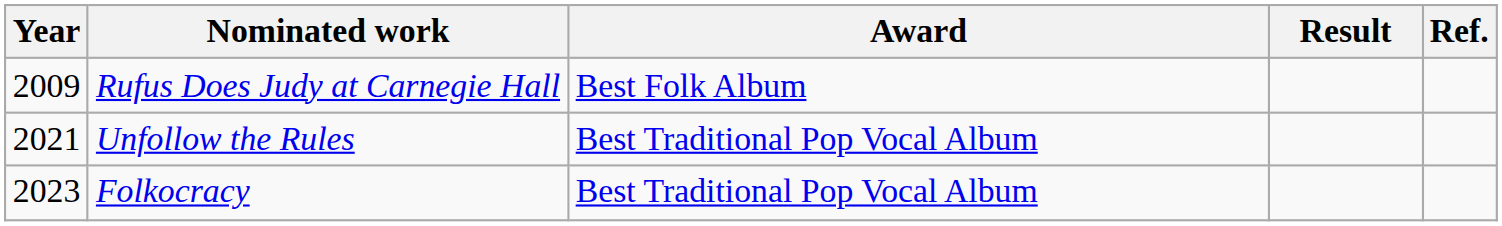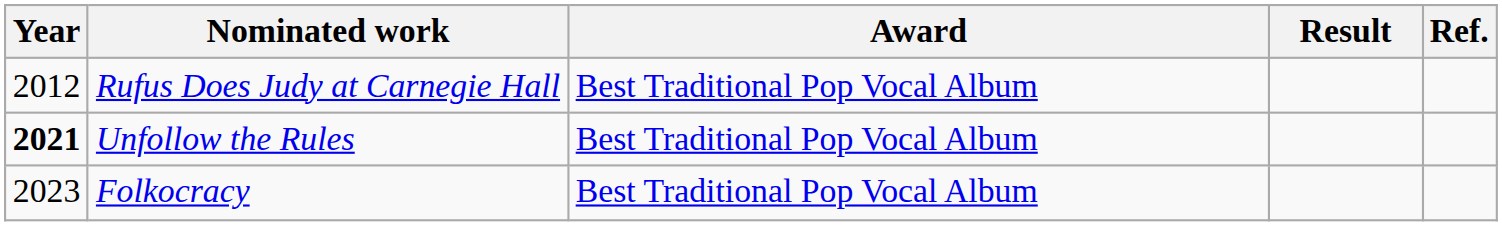(47, 84) 2009 -> (47, 84) 2012
(691, 84) Best Folk Album -> (807, 84) Best Traditional Pop Vocal Album
(47, 138) normal -> (47, 138) bold
